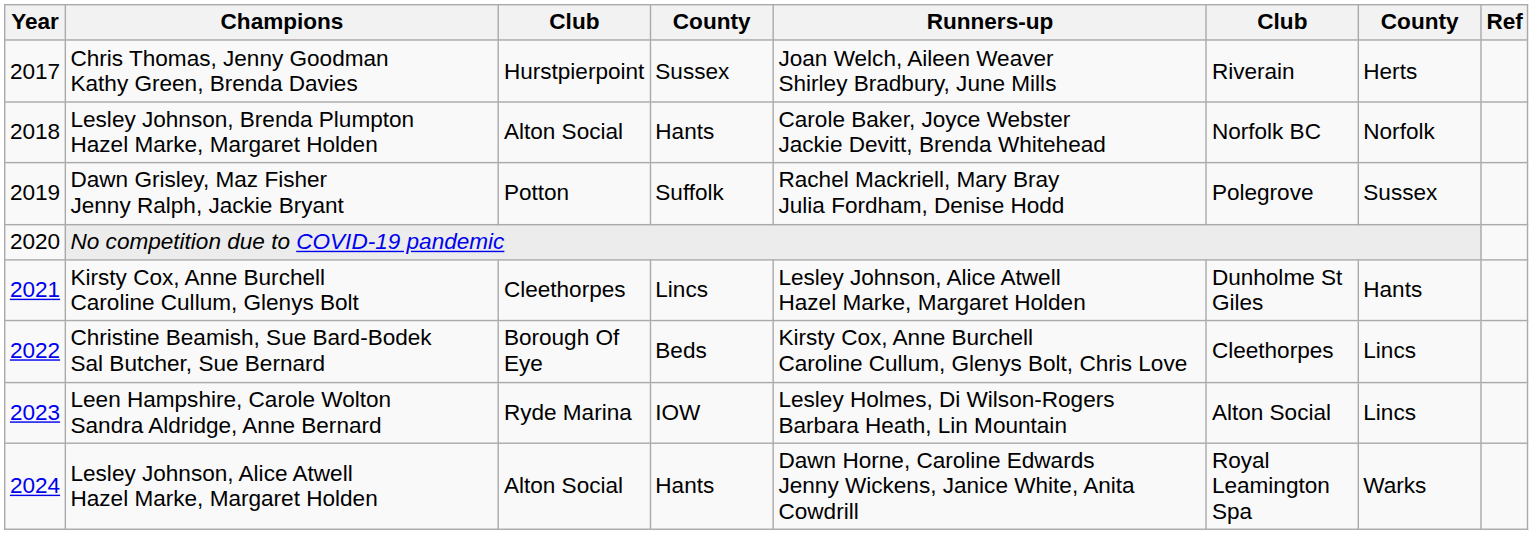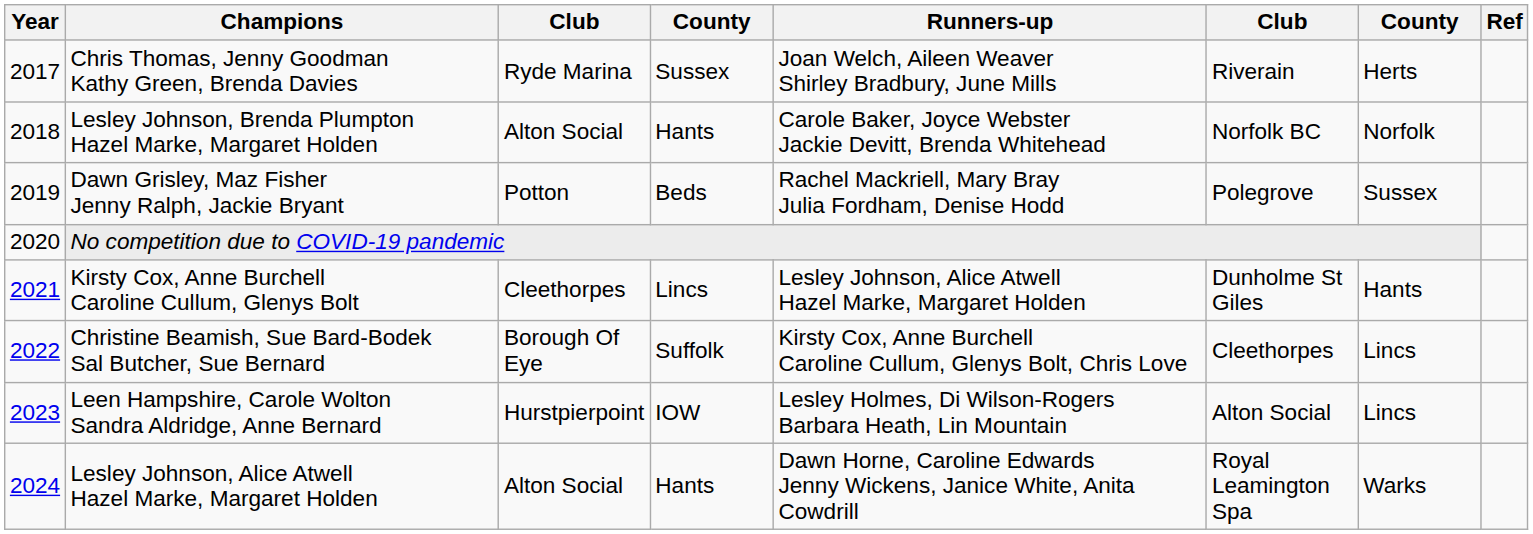(574, 70) Hurstpierpoint -> (568, 70) Ryde Marina
(690, 193) Suffolk -> (681, 193) Beds
(681, 351) Beds -> (690, 351) Suffolk
(568, 412) Ryde Marina -> (574, 412) Hurstpierpoint
